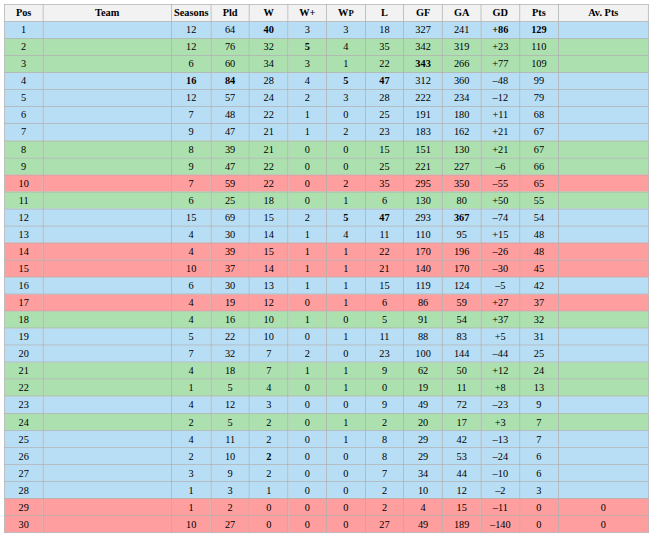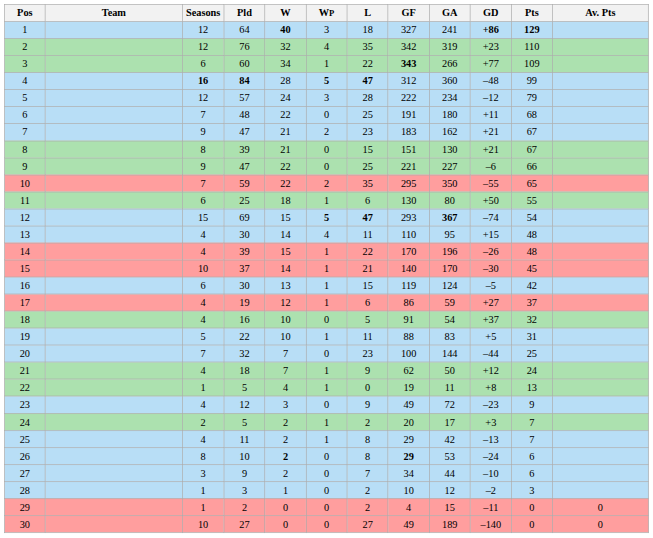- column: (307, 13)
(191, 456) 2 -> (203, 456) 8
(423, 456) normal -> (409, 456) bold
